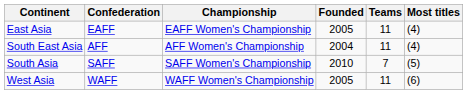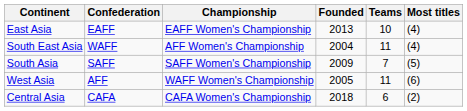(341, 30) 2005 -> (341, 30) 2013
(385, 30) 11 -> (385, 30) 10
(98, 47) AFF -> (102, 47) WAFF
(341, 64) 2010 -> (341, 64) 2009
(102, 81) WAFF -> (98, 81) AFF
+ row: (36, 98)
